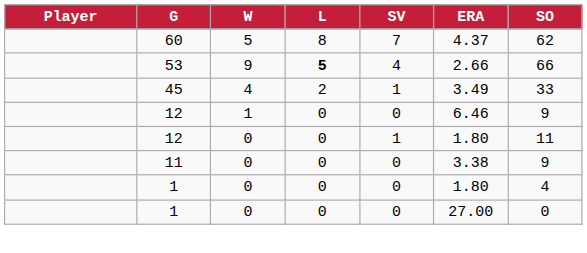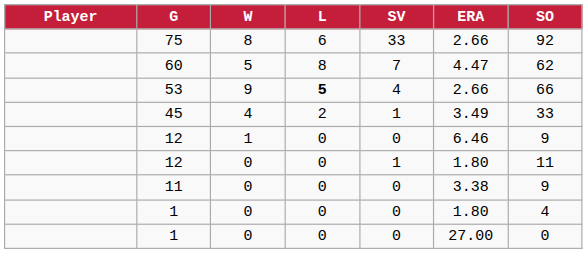+ row: (174, 41)
(471, 41) 4.37 -> (471, 65) 4.47
